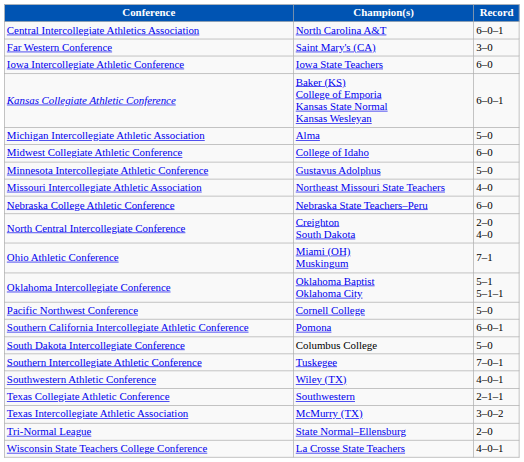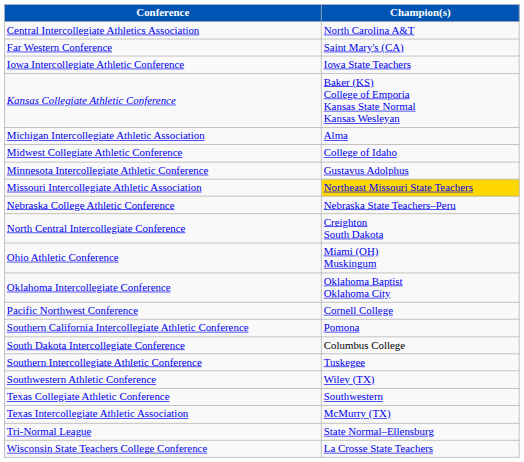- column: (497, 13)
(370, 187) no background -> (398, 187) gold background
